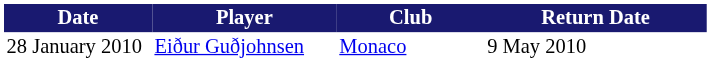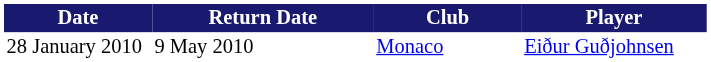columns swapped: (244, 17) <-> (596, 17)
